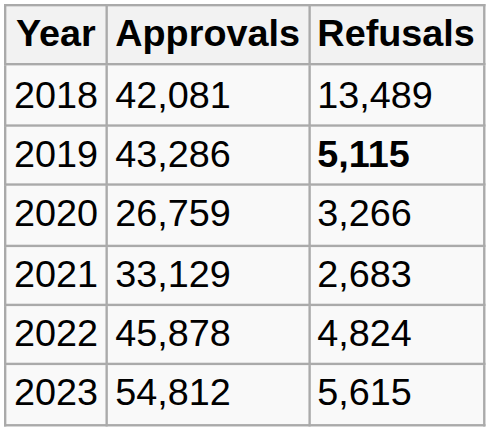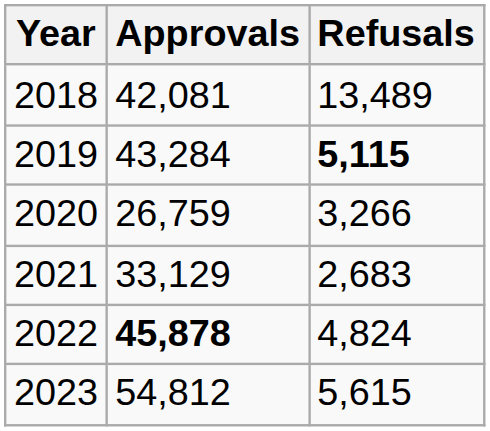(173, 154) 43,286 -> (173, 154) 43,284
(173, 333) normal -> (173, 333) bold
